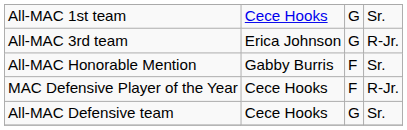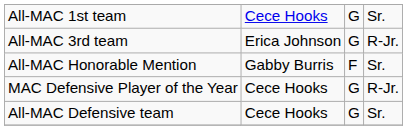(353, 88) F -> (354, 88) G
